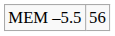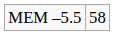(97, 17) 56 -> (97, 17) 58
